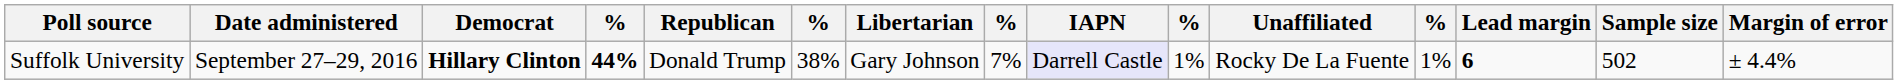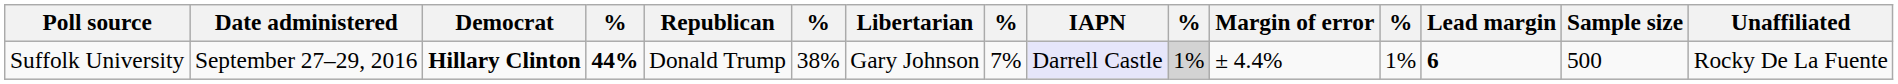columns swapped: (1312, 23) <-> (1808, 23)
(1189, 60) no background -> (1189, 60) lightgrey background
(1619, 60) 502 -> (1584, 60) 500
